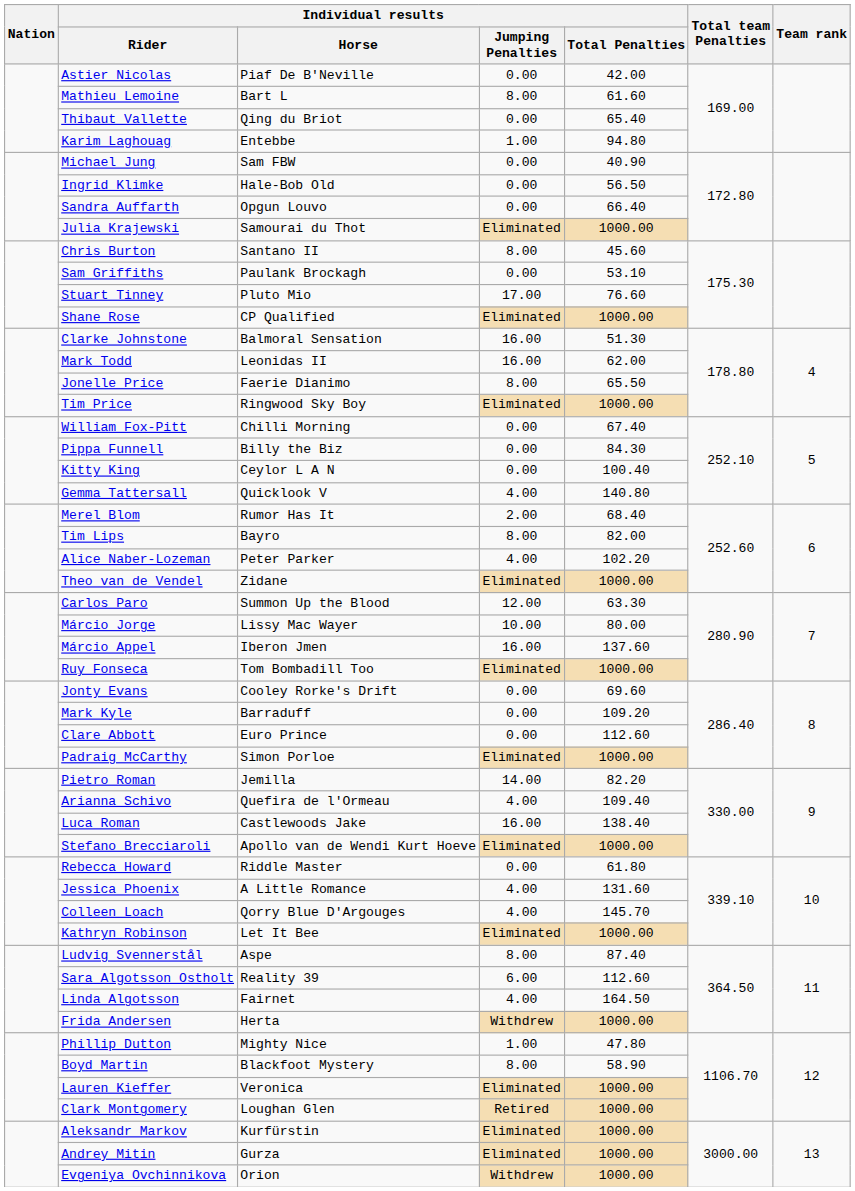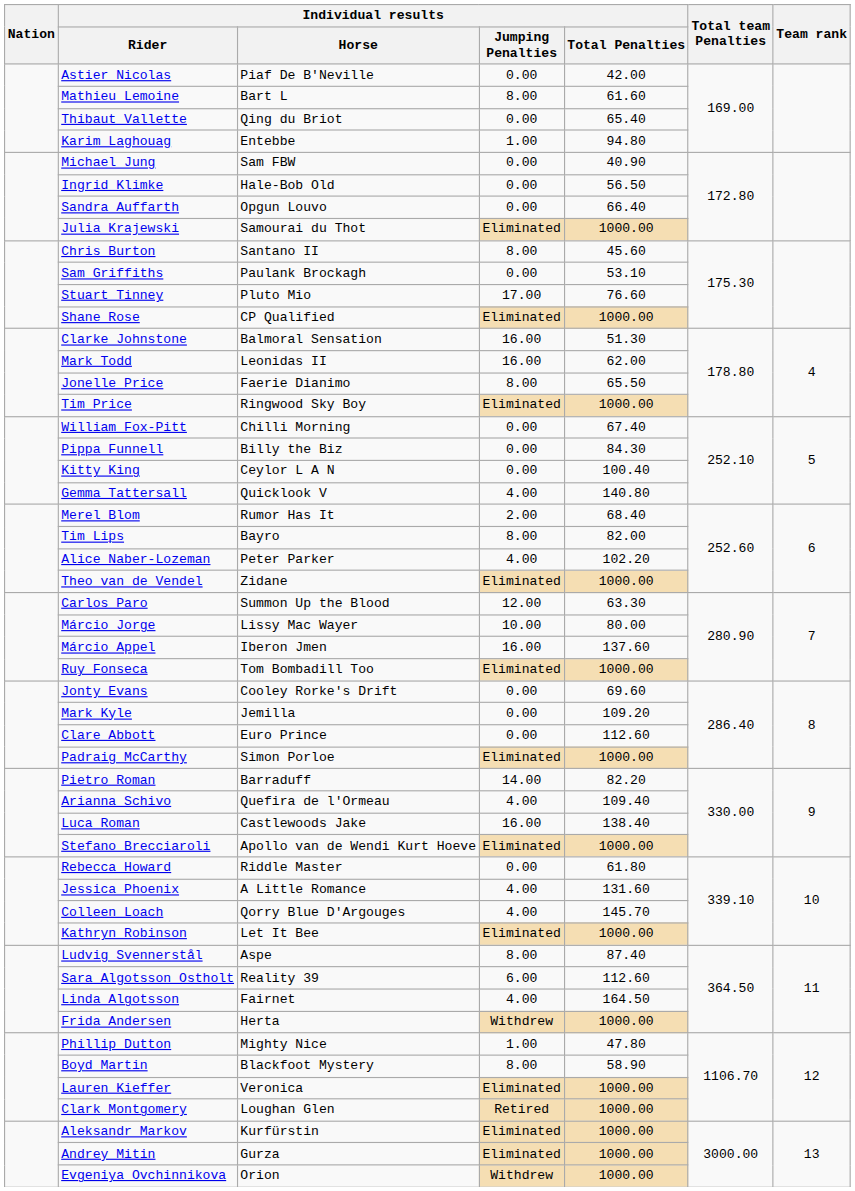(276, 713) Barraduff -> (268, 713) Jemilla
(268, 779) Jemilla -> (276, 779) Barraduff
